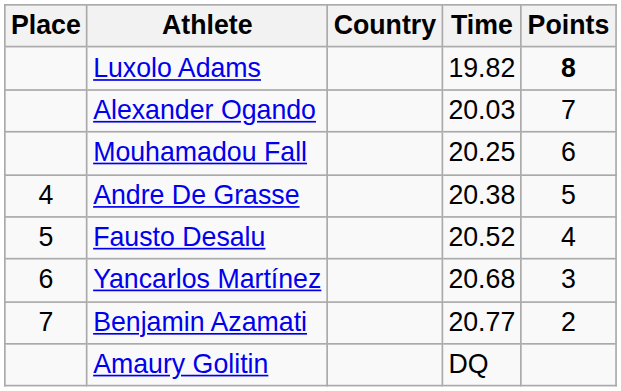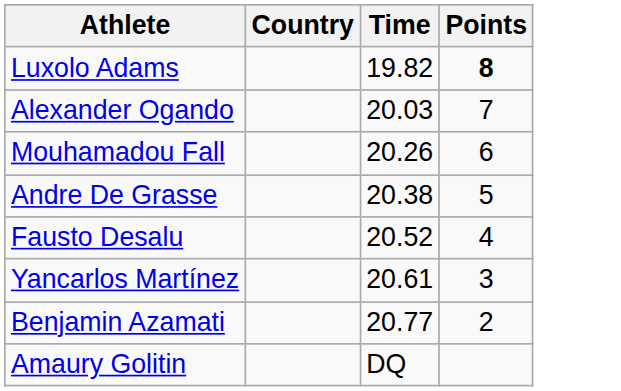- column: (46, 25)
(482, 152) 20.25 -> (400, 152) 20.26
(482, 279) 20.68 -> (400, 279) 20.61
